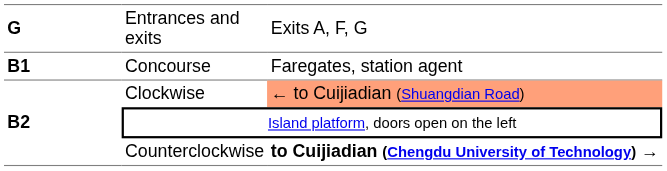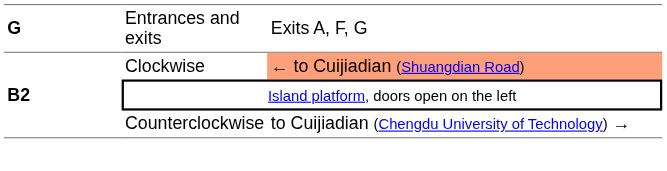- row: (168, 66)
(465, 151) bold -> (451, 123) normal
